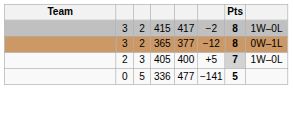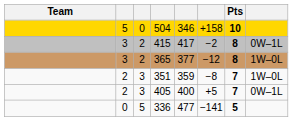+ row: (162, 28)
(267, 28) 1W–0L -> (267, 44) 0W–1L
(267, 44) 0W–1L -> (267, 60) 1W–0L
+ row: (162, 76)
(235, 60) lightgrey background -> (235, 92) no background
(267, 60) 1W–0L -> (267, 92) 0W–1L
